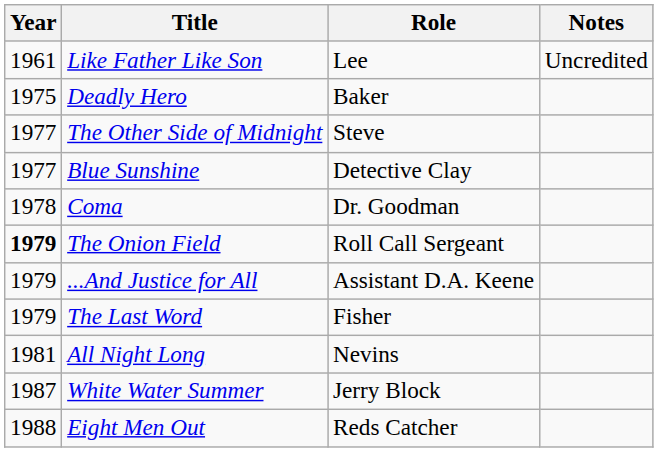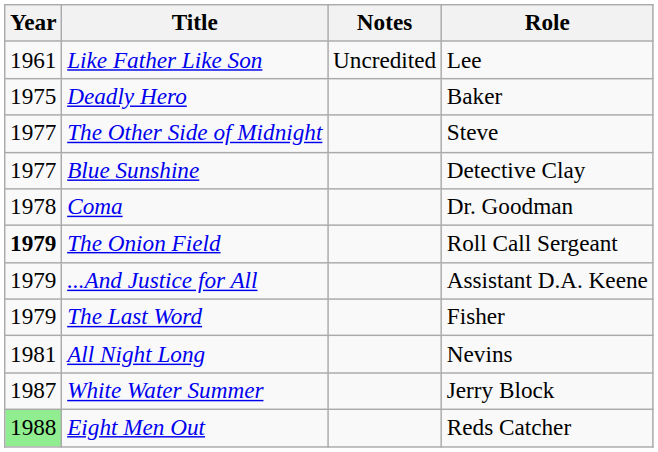columns swapped: (434, 22) <-> (596, 22)
(33, 427) no background -> (33, 427) lightgreen background
